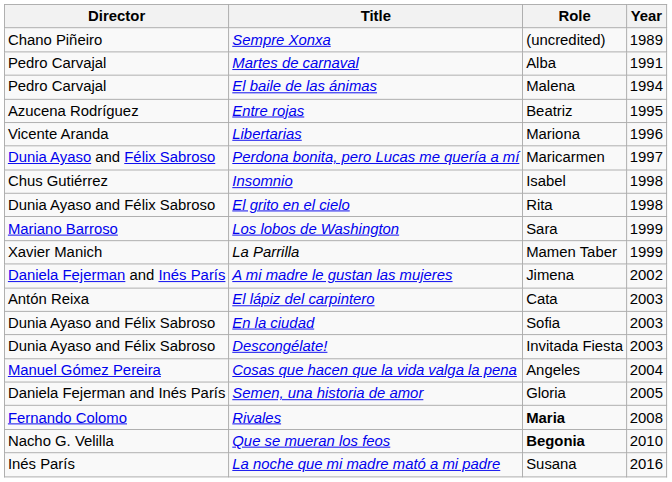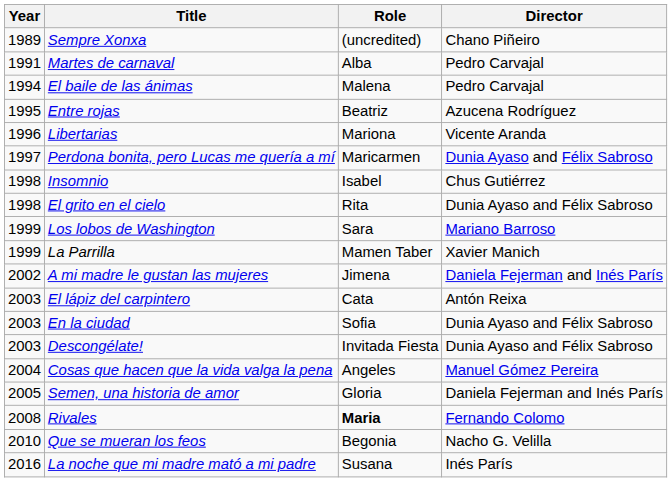columns swapped: (646, 16) <-> (117, 16)
(556, 441) bold -> (369, 441) normal
